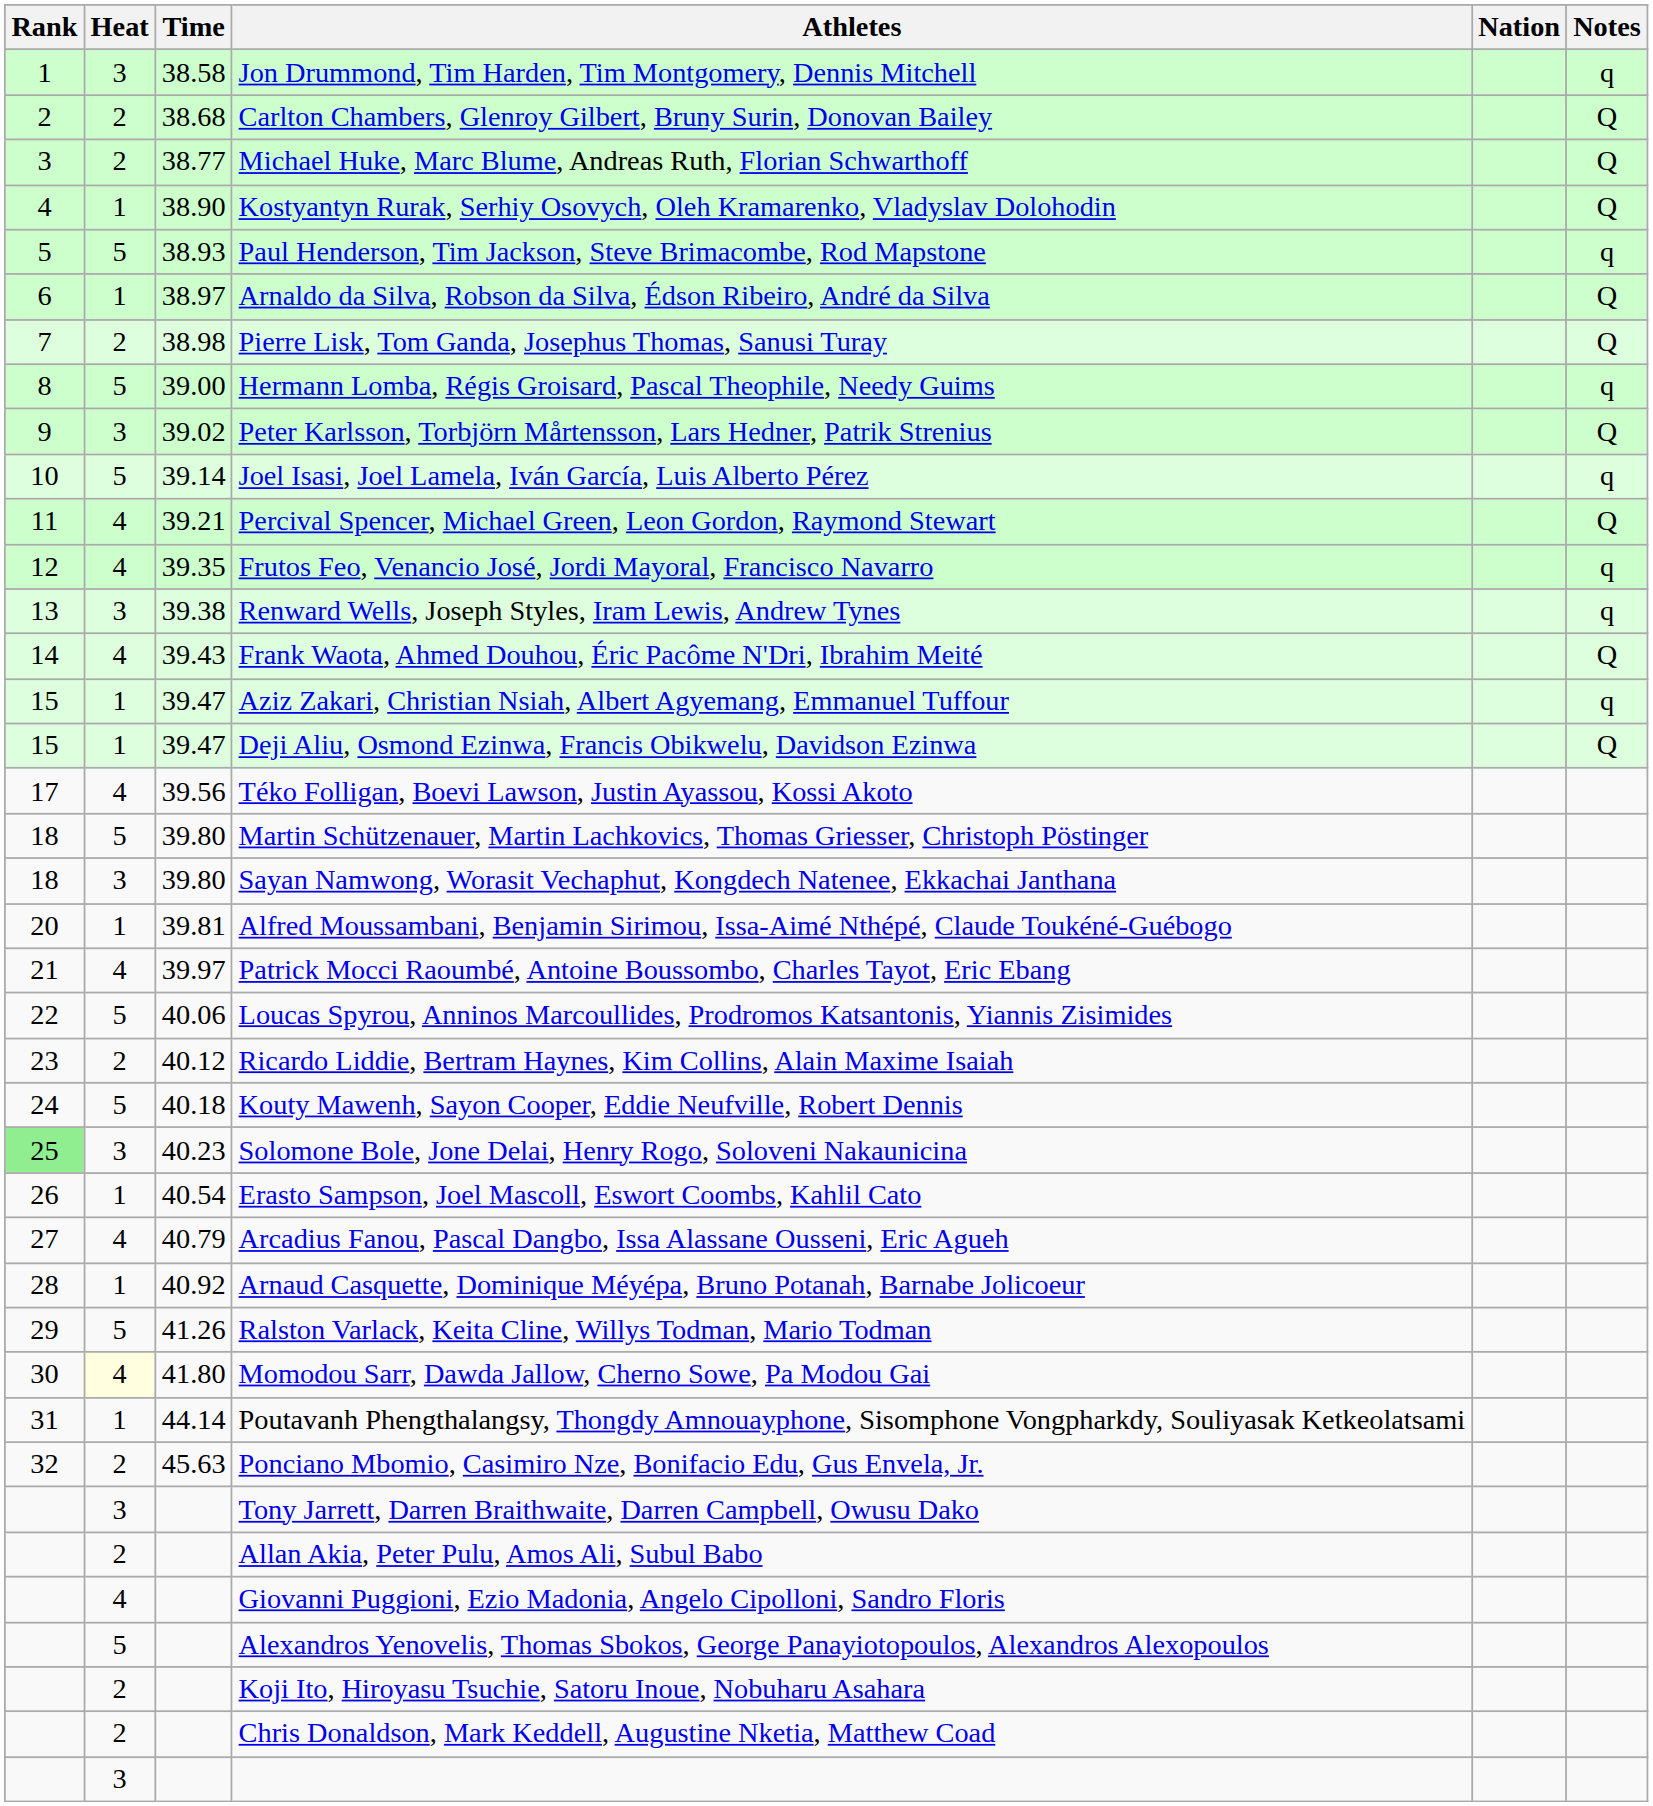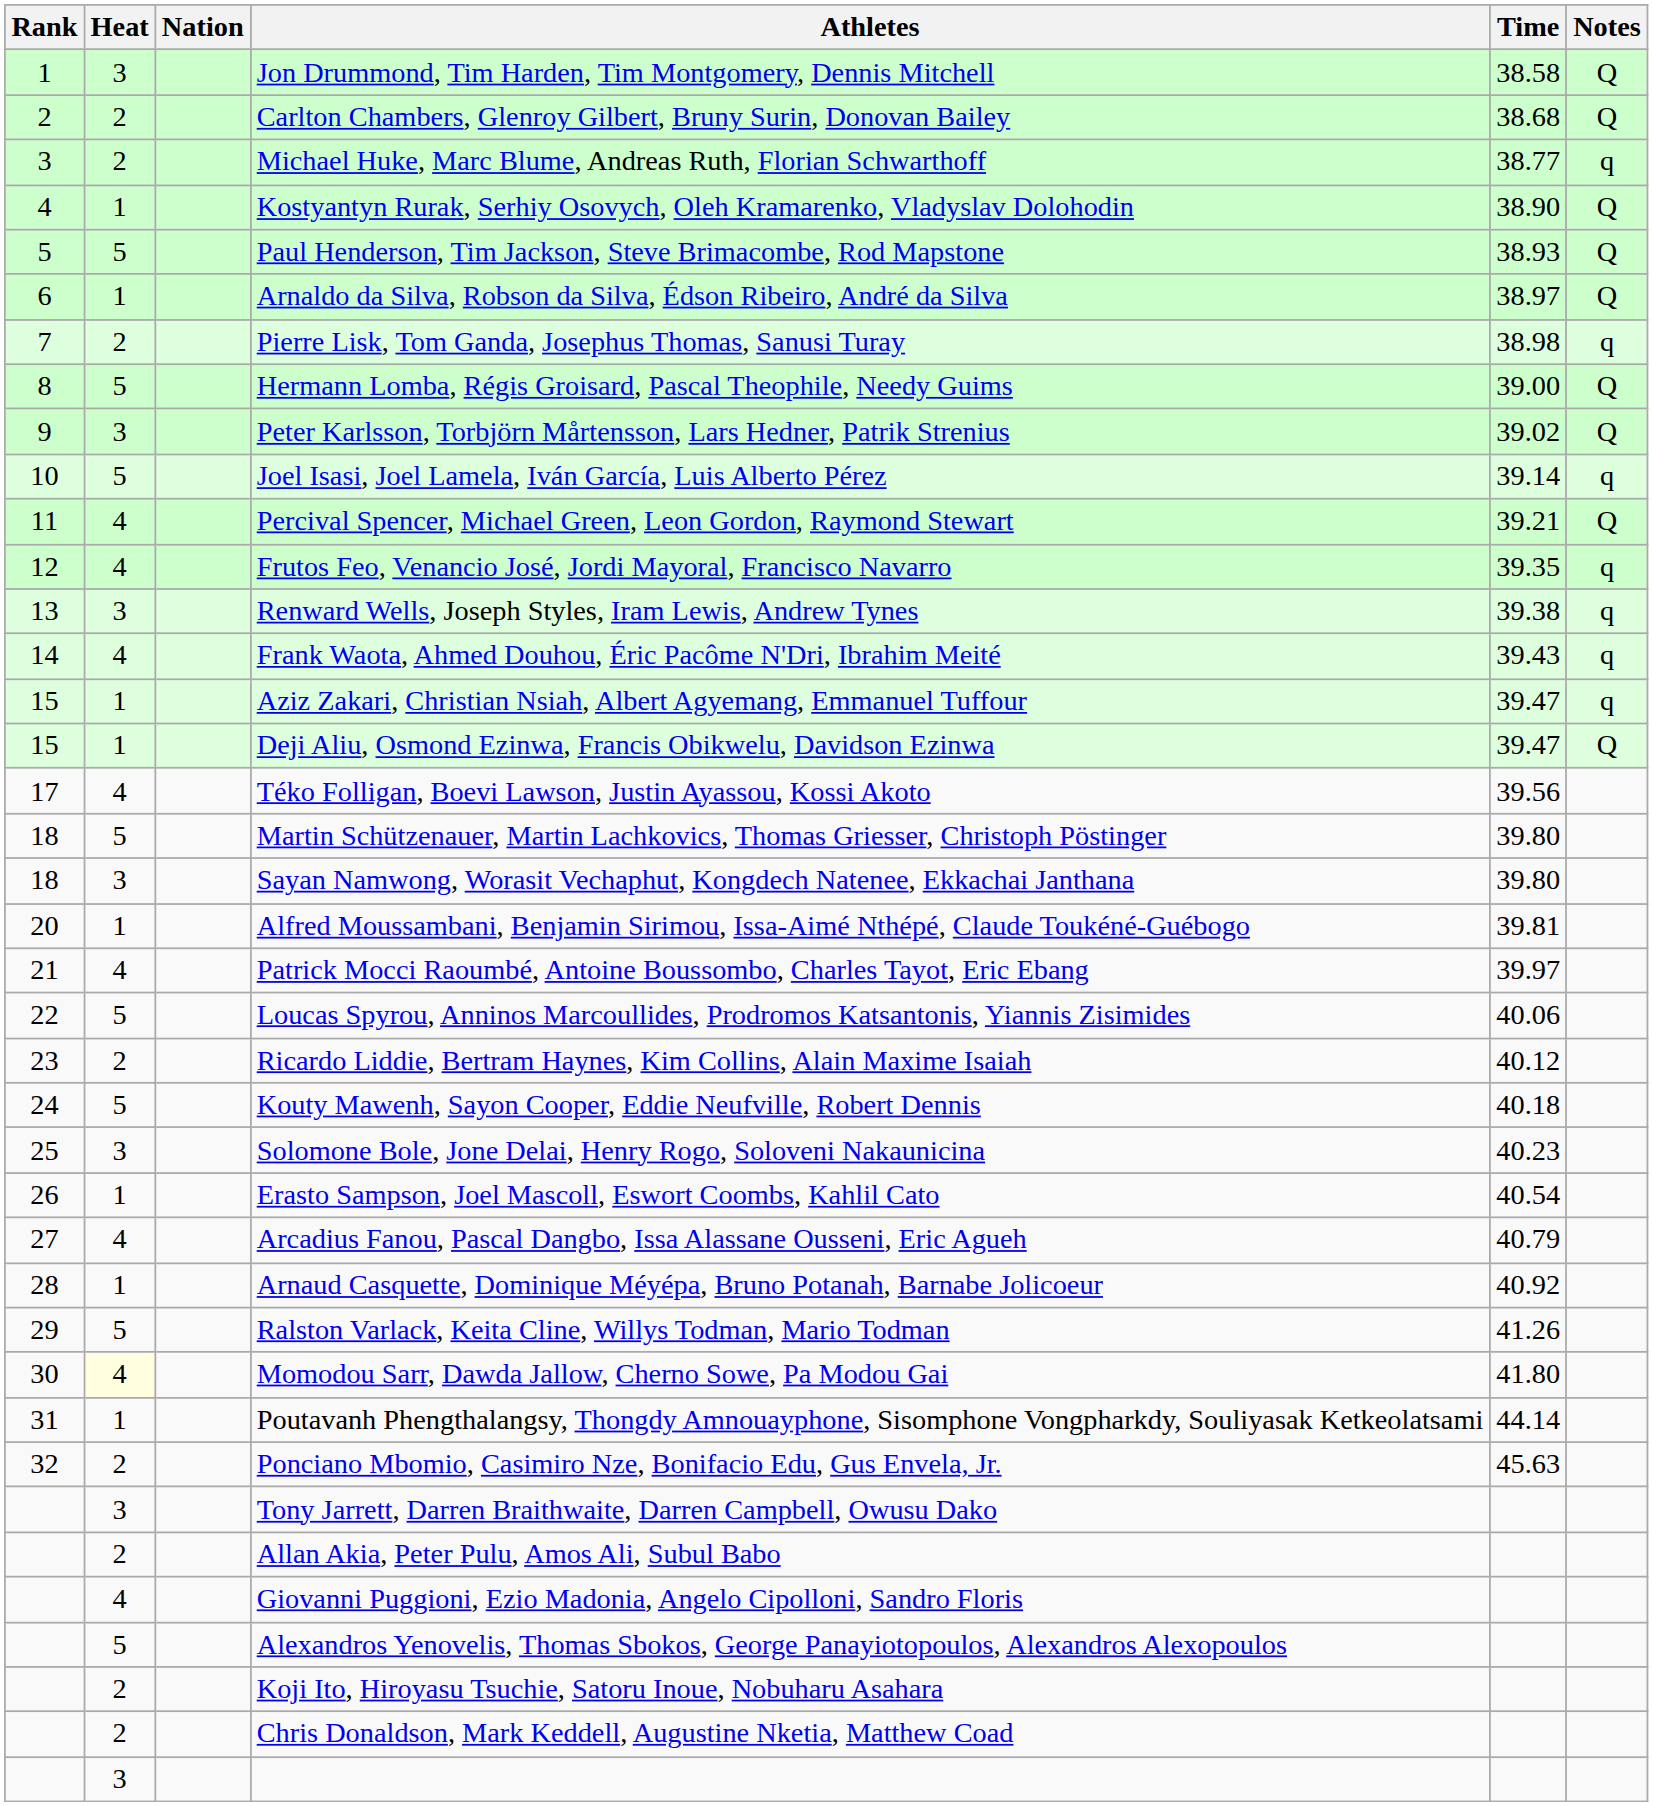columns swapped: (1519, 26) <-> (194, 26)
(1607, 71) q -> (1607, 71) Q
(1607, 161) Q -> (1607, 161) q
(1607, 251) q -> (1607, 251) Q
(1607, 341) Q -> (1607, 341) q
(1607, 386) q -> (1607, 386) Q
(1607, 655) Q -> (1607, 655) q
(44, 1149) lightgreen background -> (44, 1149) no background
